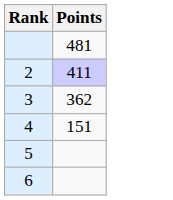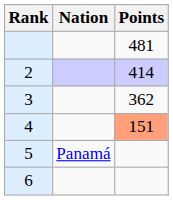+ column: (83, 18)
(79, 72) 411 -> (141, 72) 414
(79, 126) no background -> (141, 126) lightsalmon background
